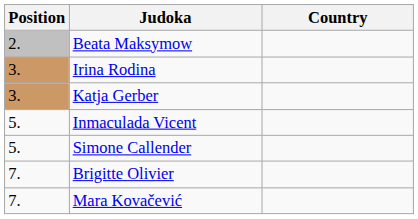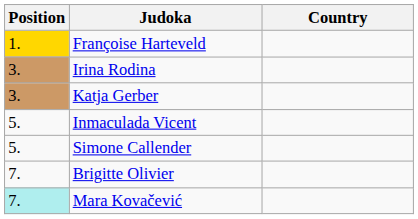+ row: (139, 43)
- row: (132, 43)
(14, 200) no background -> (14, 200) paleturquoise background
